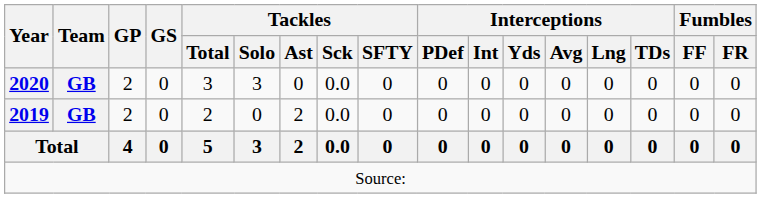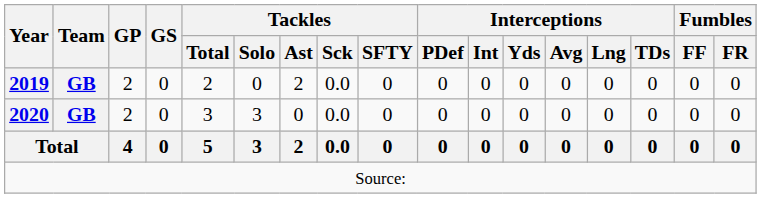rows swapped: (29, 114) <-> (29, 83)
